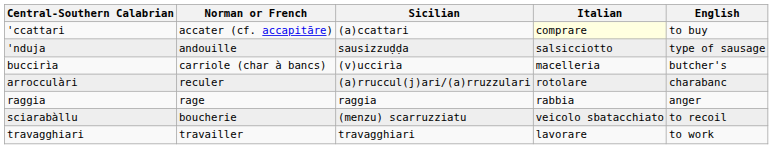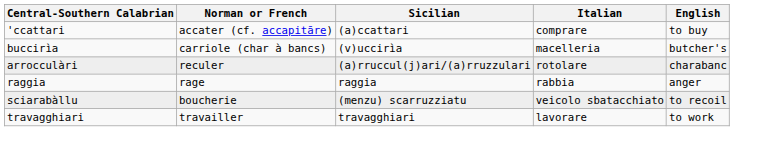(561, 30) lightyellow background -> (561, 30) no background
- row: (26, 48)
